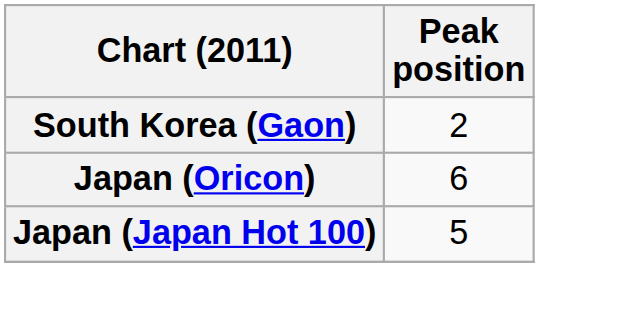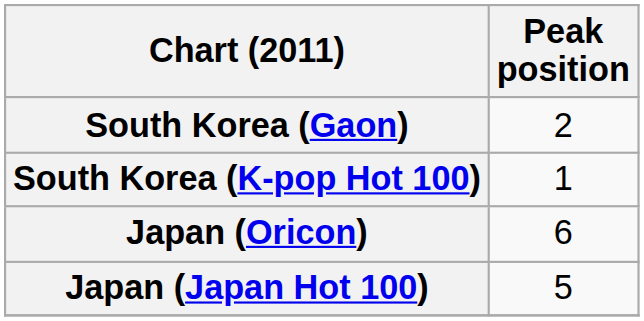+ row: (247, 178)
